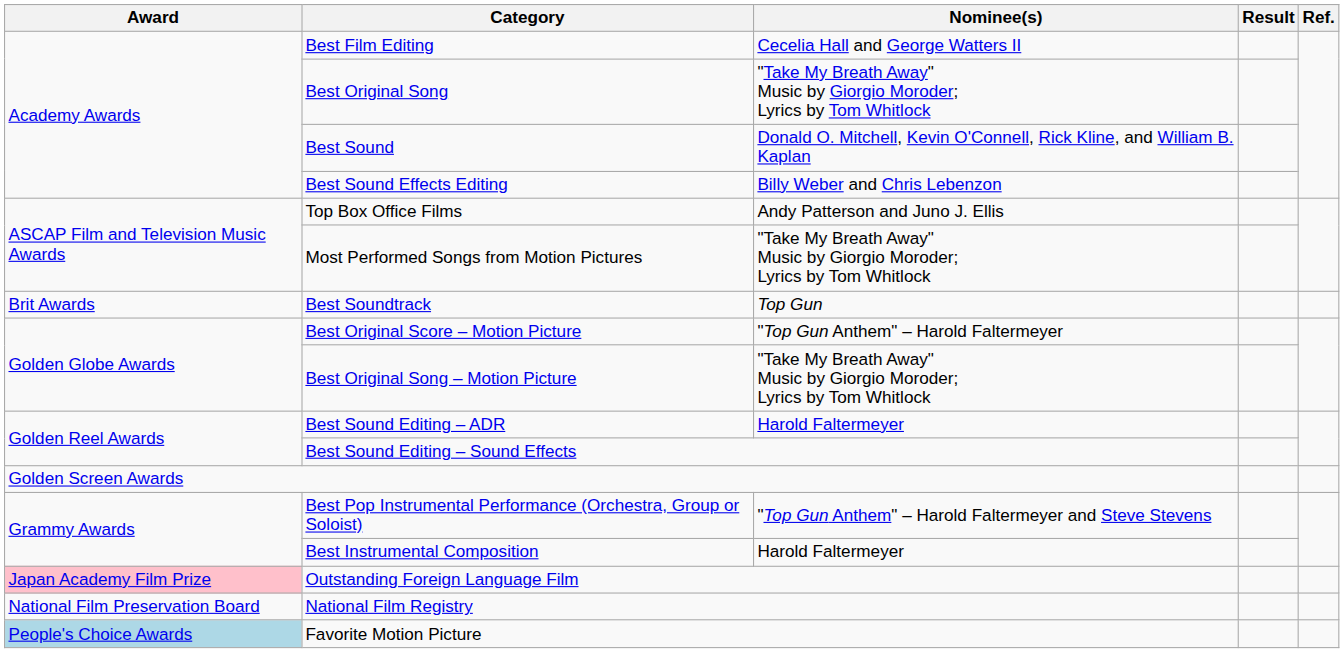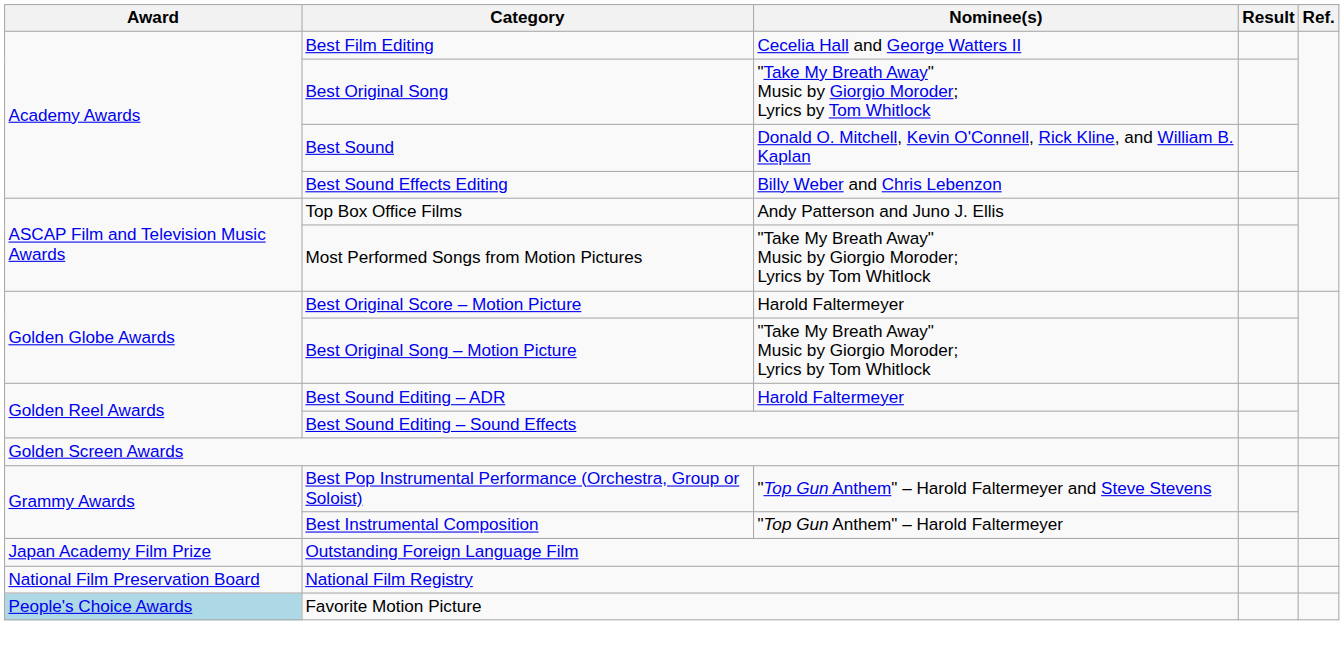- row: (368, 304)
(910, 331) "Top Gun Anthem" – Harold Faltermeyer -> (831, 304) Harold Faltermeyer
(831, 552) Harold Faltermeyer -> (910, 525) "Top Gun Anthem" – Harold Faltermeyer
(110, 579) pink background -> (110, 552) no background
